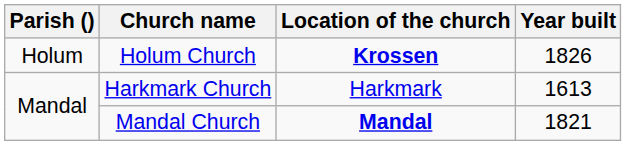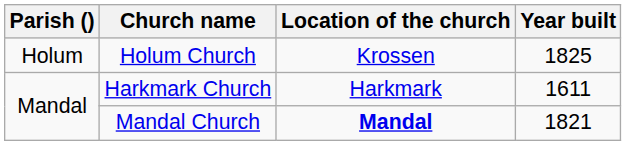(396, 55) bold -> (396, 55) normal
(568, 55) 1826 -> (568, 55) 1825
(568, 88) 1613 -> (568, 88) 1611
